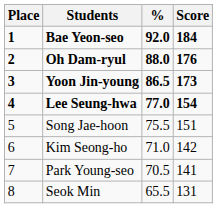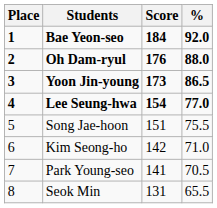columns swapped: (193, 15) <-> (158, 15)
